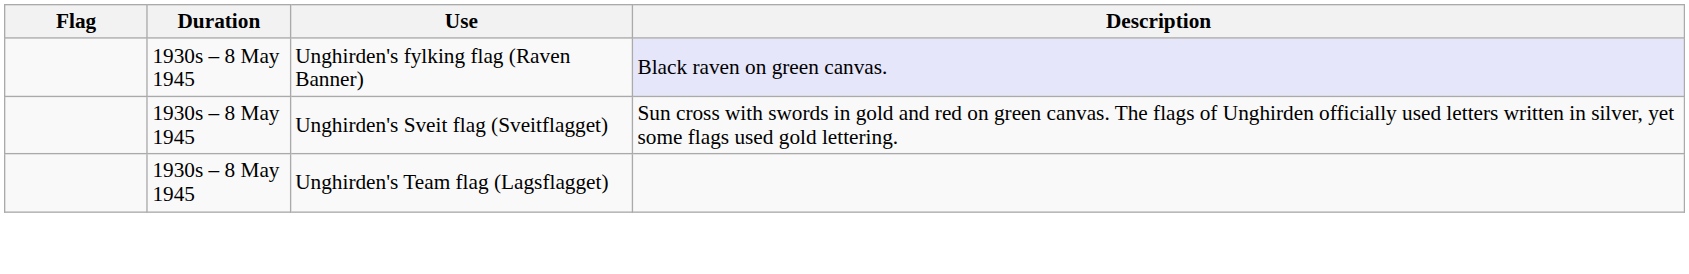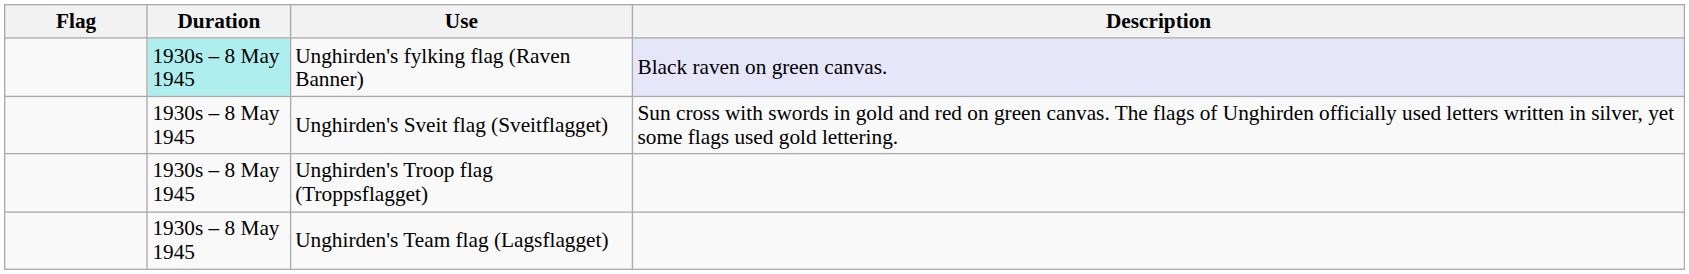(216, 67) no background -> (216, 67) paleturquoise background
+ row: (394, 182)
